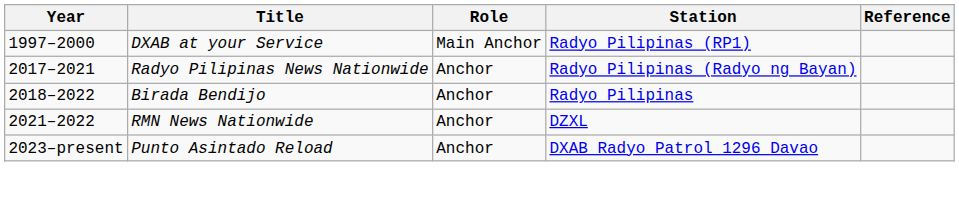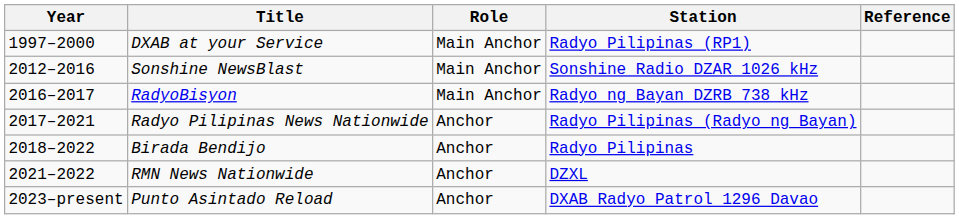+ row: (218, 70)
+ row: (184, 96)
